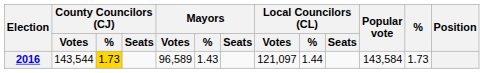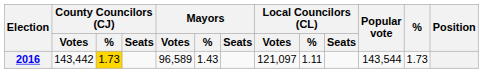(74, 59) 143,544 -> (74, 59) 143,442
(312, 59) 1.44 -> (312, 59) 1.11
(383, 59) 143,584 -> (382, 59) 143,544
